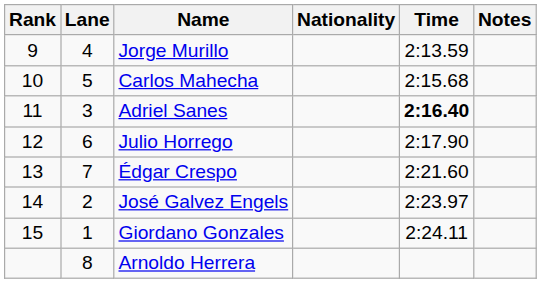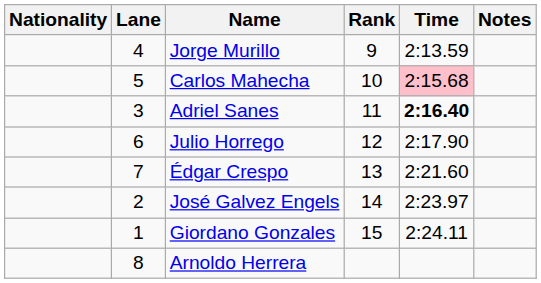columns swapped: (33, 19) <-> (346, 19)
(437, 80) no background -> (437, 80) pink background
